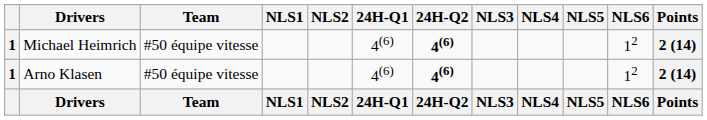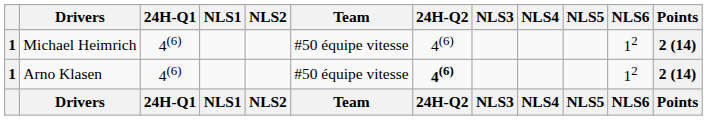columns swapped: (201, 16) <-> (382, 16)
(442, 44) bold -> (442, 44) normal
